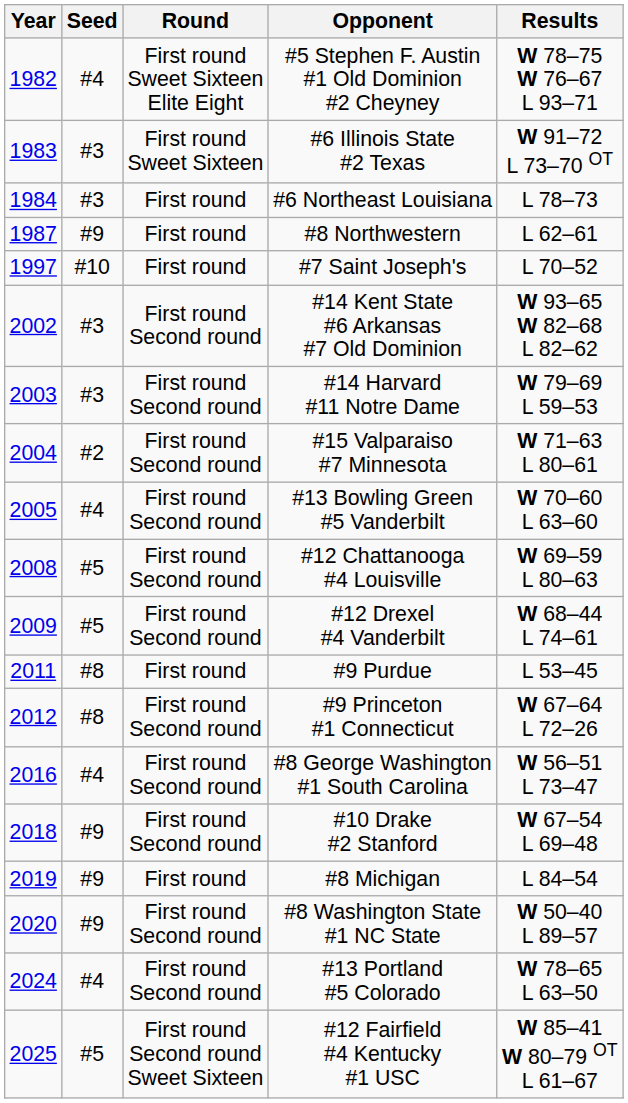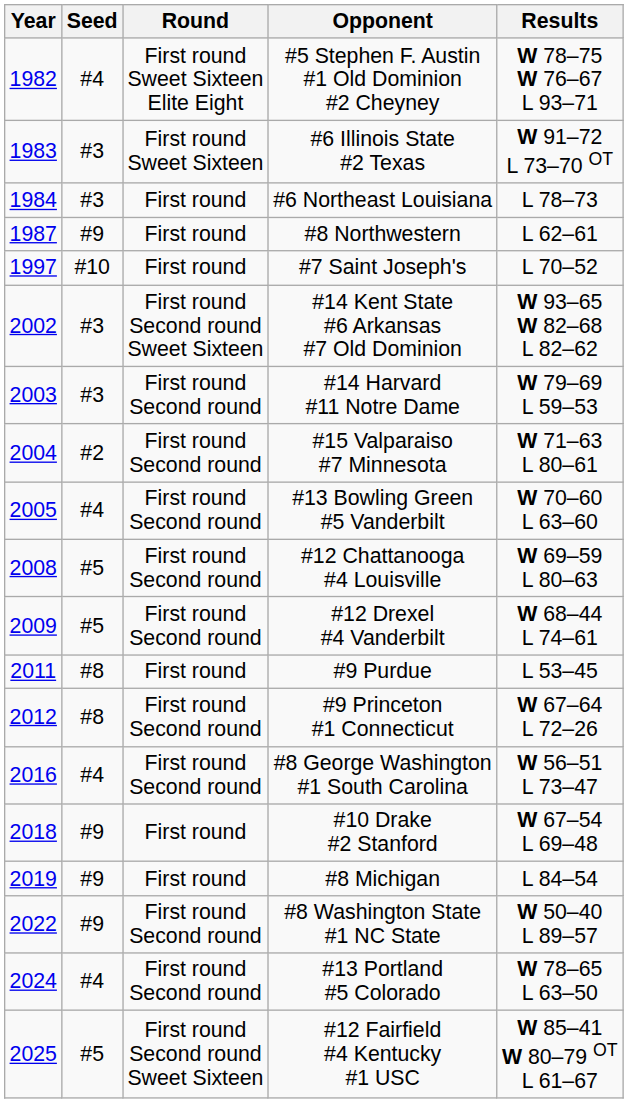(195, 325) First round Second round -> (195, 325) First round Second round Sweet Sixteen
(195, 832) First round Second round -> (195, 832) First round
(33, 924) 2020 -> (33, 924) 2022
